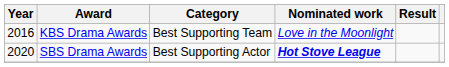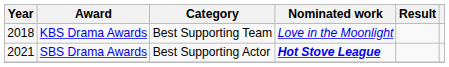(21, 33) 2016 -> (21, 33) 2018
(21, 52) 2020 -> (21, 52) 2021
